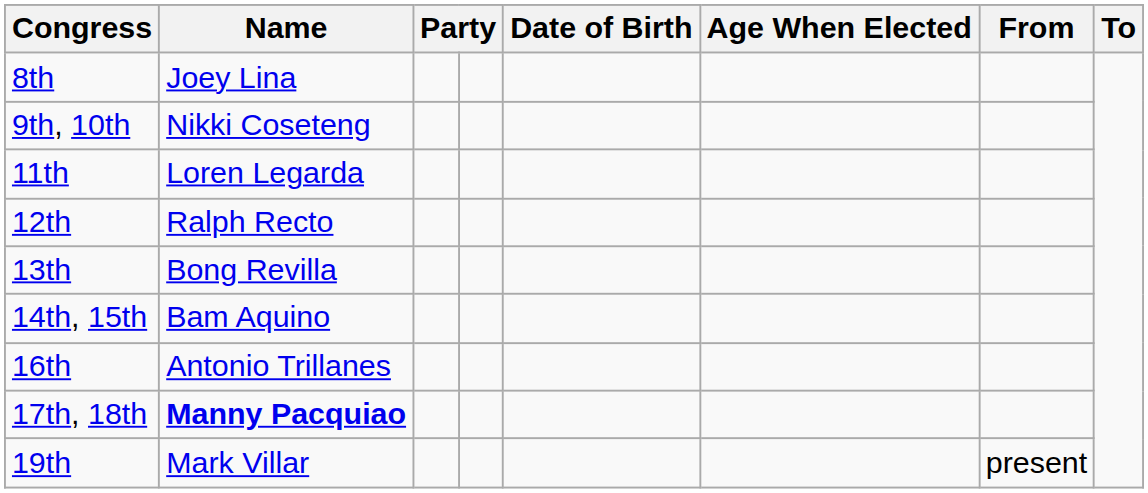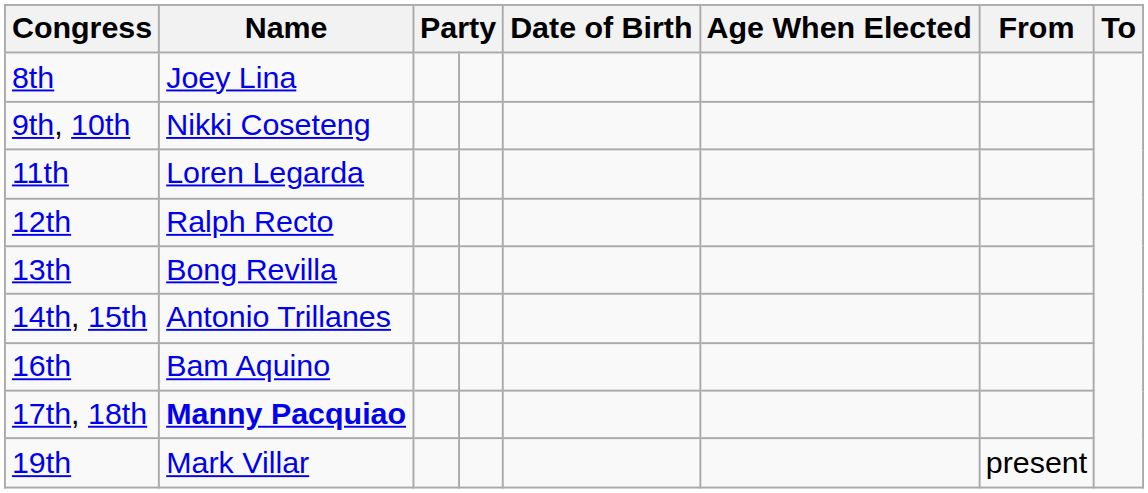(248, 317) Bam Aquino -> (279, 317) Antonio Trillanes
(279, 366) Antonio Trillanes -> (248, 366) Bam Aquino
